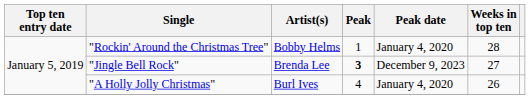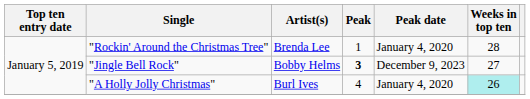(307, 46) Bobby Helms -> (302, 46) Brenda Lee
(302, 65) Brenda Lee -> (307, 65) Bobby Helms
(494, 84) no background -> (494, 84) paleturquoise background
